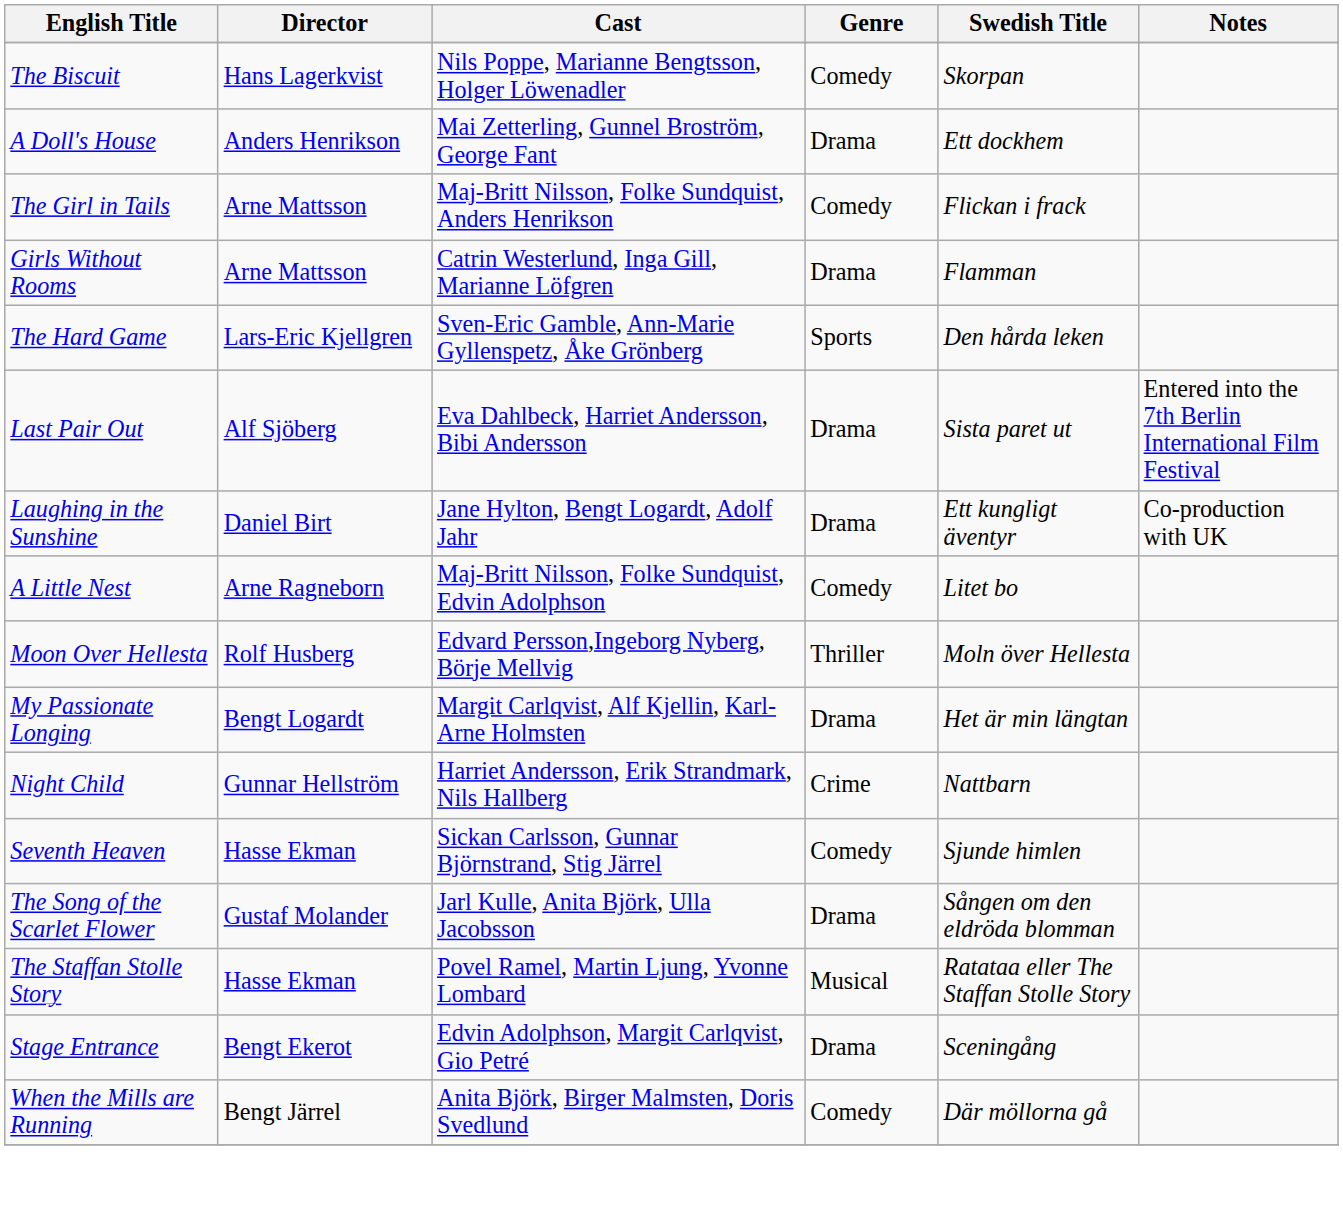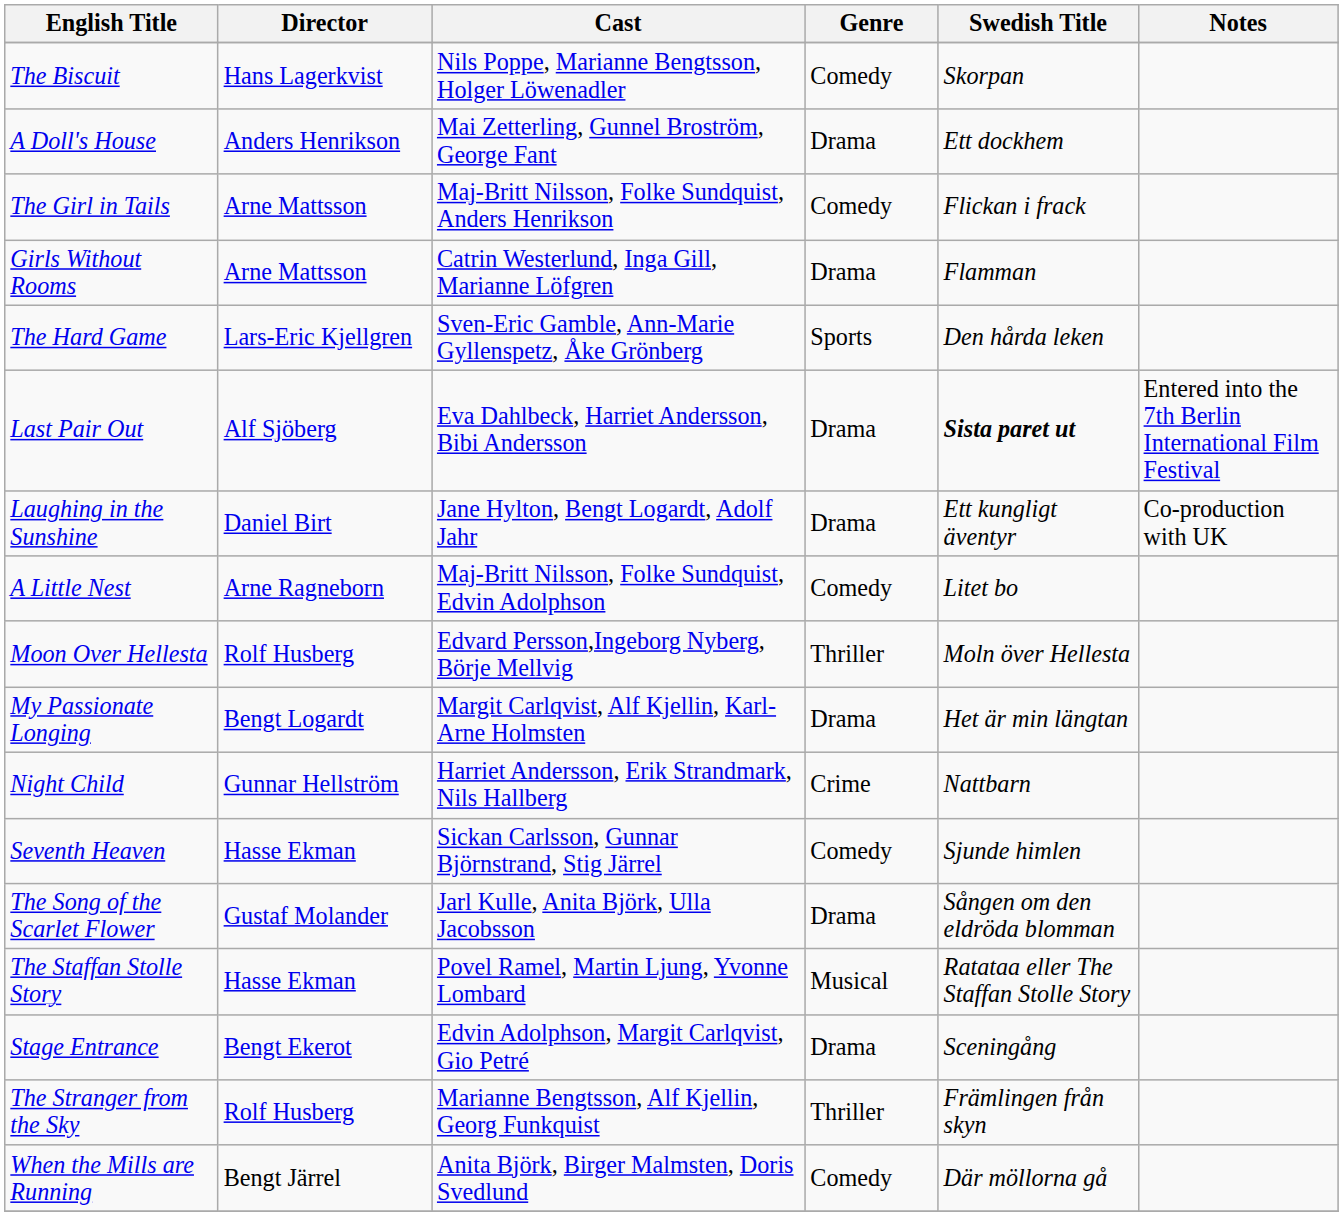(1008, 430) normal -> (1009, 430) bold
+ row: (99, 1112)
